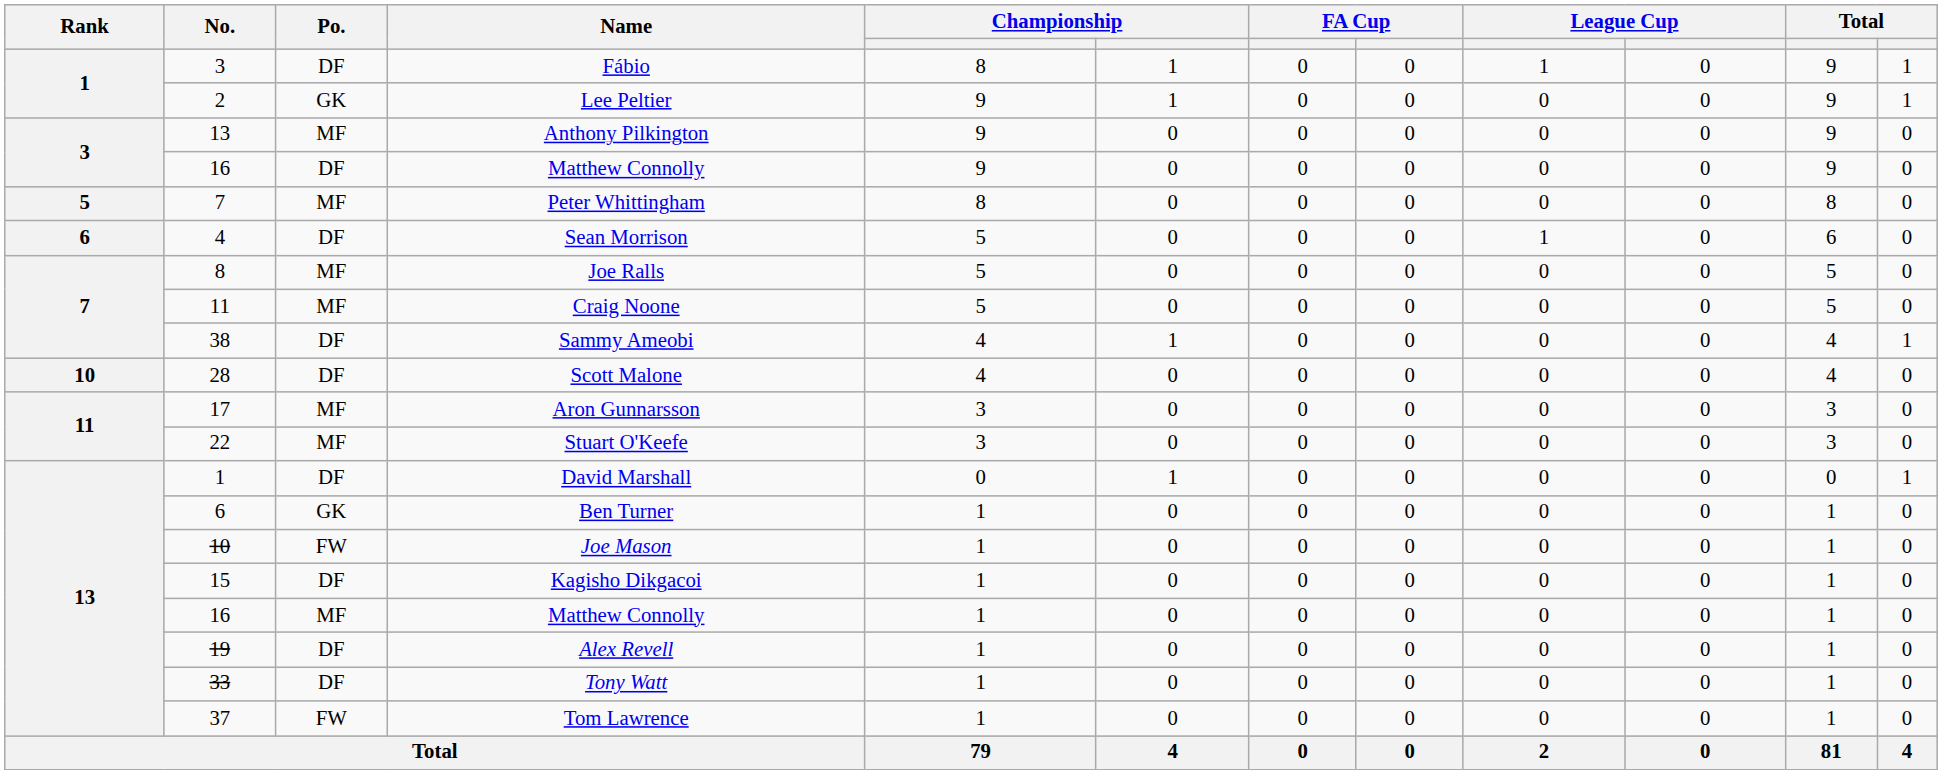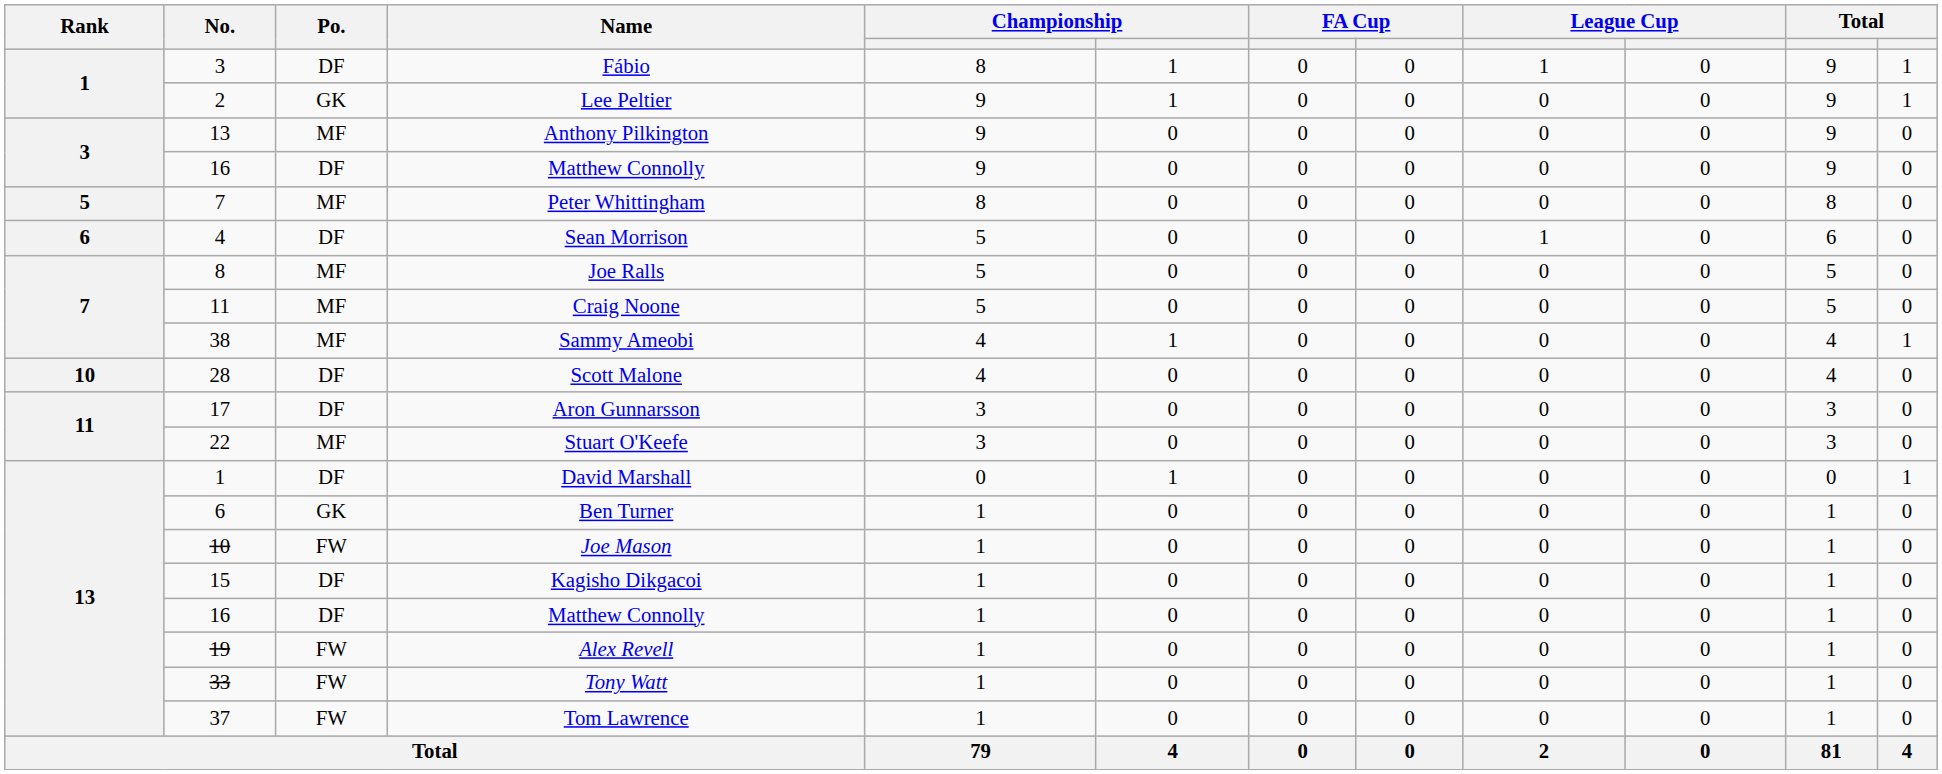(331, 340) DF -> (331, 340) MF
(331, 408) MF -> (331, 408) DF
(331, 614) MF -> (331, 614) DF
(331, 649) DF -> (331, 649) FW
(331, 683) DF -> (331, 683) FW
